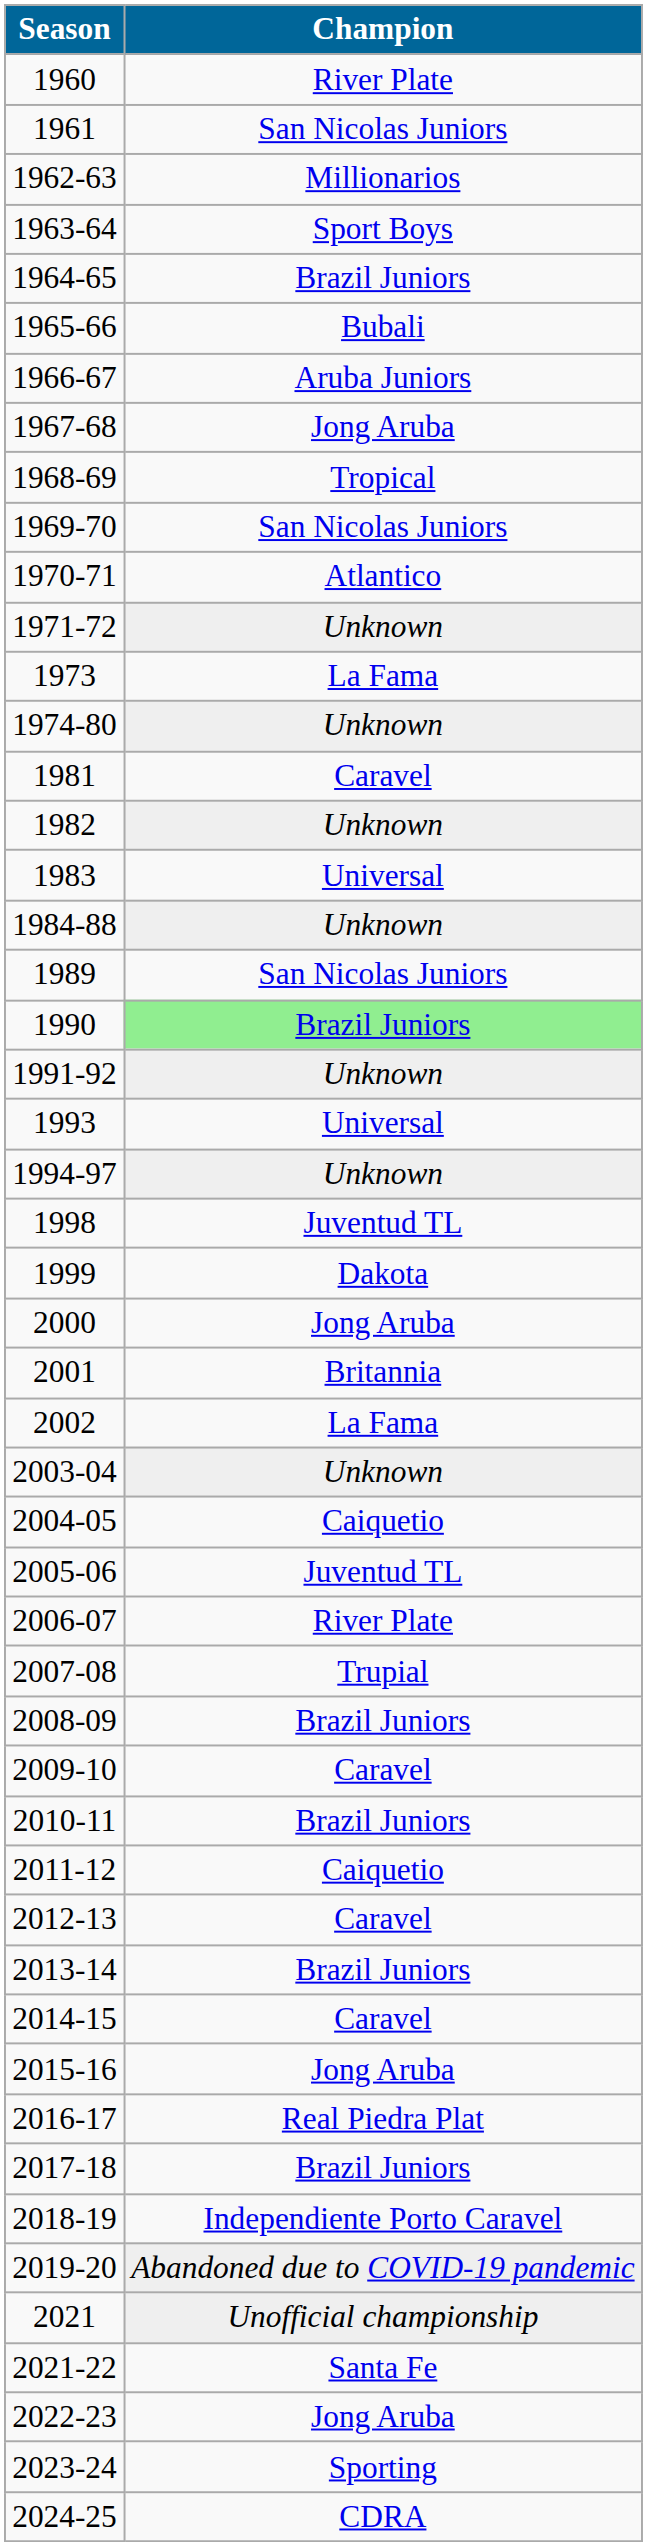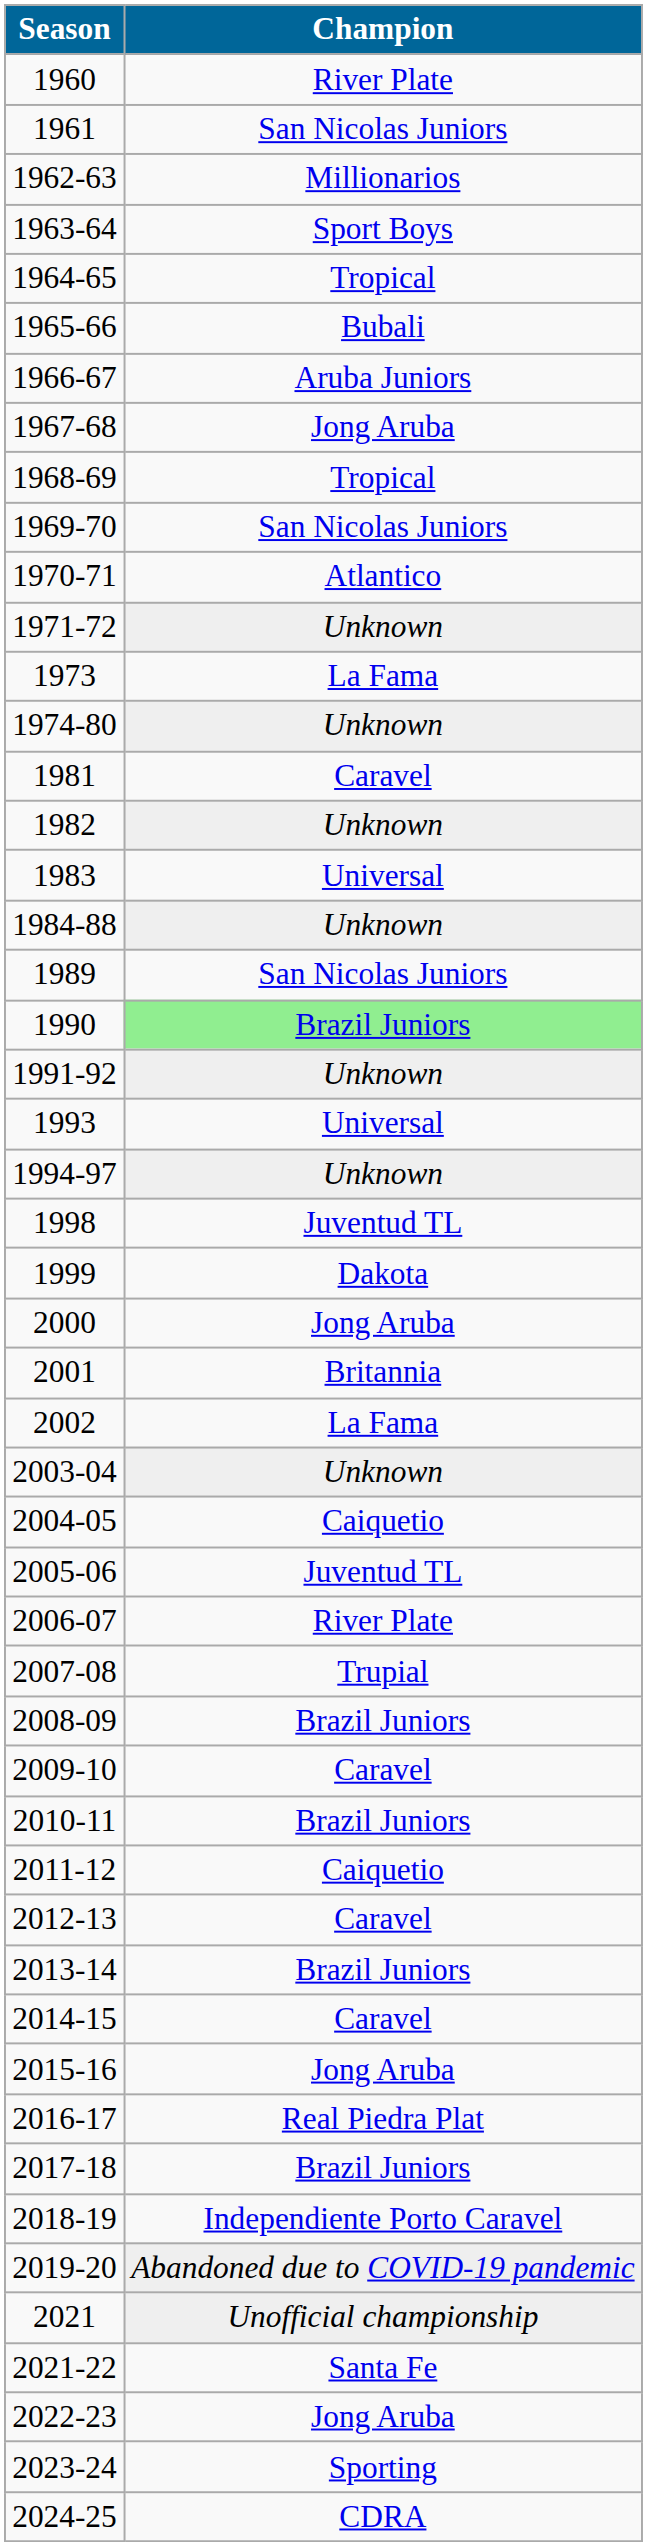(383, 278) Brazil Juniors -> (383, 278) Tropical
